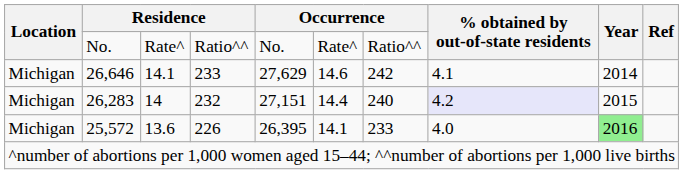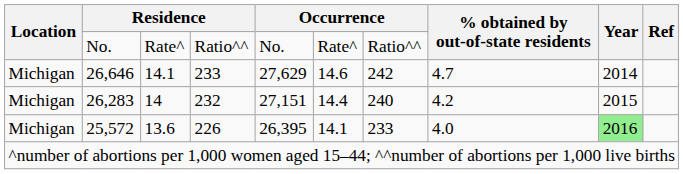(443, 73) 4.1 -> (443, 73) 4.7
(443, 100) lavender background -> (443, 100) no background
